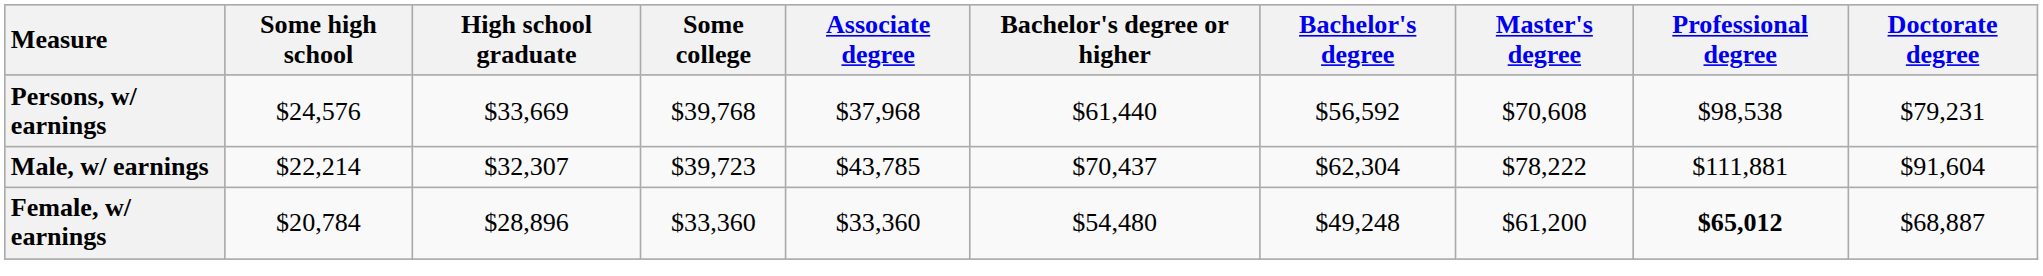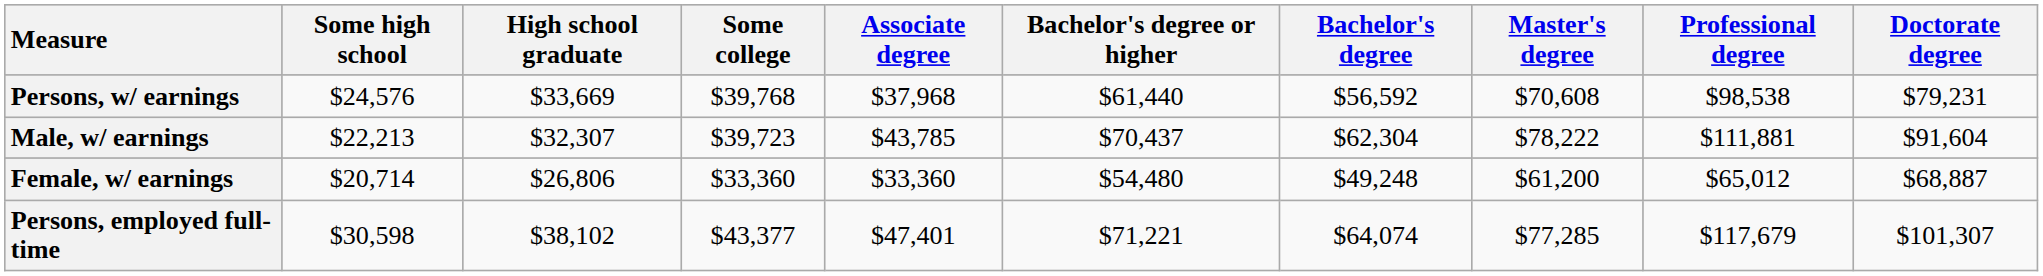(318, 166) $22,214 -> (372, 137) $22,213
(318, 222) $20,784 -> (372, 178) $20,714
(527, 222) $28,896 -> (572, 178) $26,806
(1740, 222) bold -> (1748, 178) normal
+ row: (141, 234)
